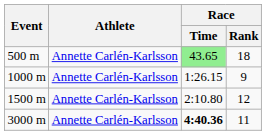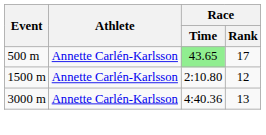(244, 57) 18 -> (243, 57) 17
- row: (27, 78)
(203, 119) bold -> (203, 98) normal
(244, 119) 11 -> (243, 98) 13
